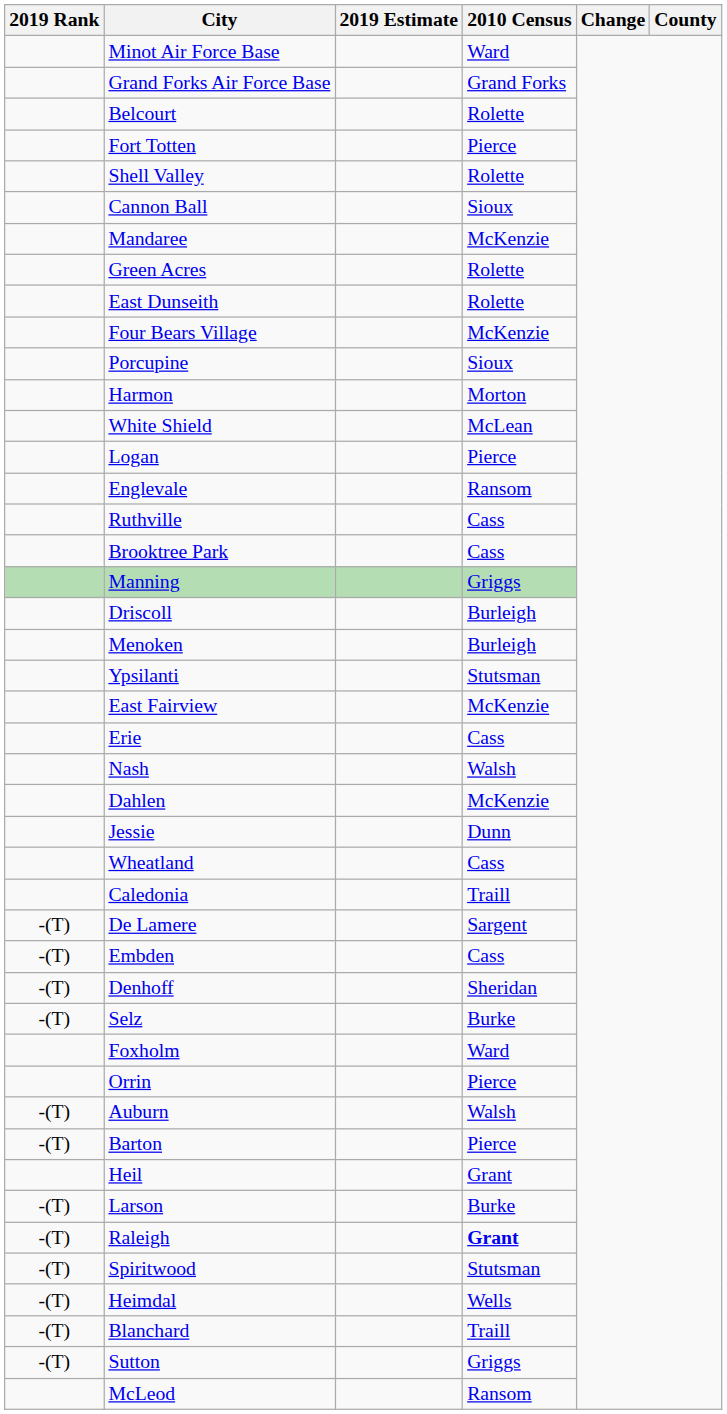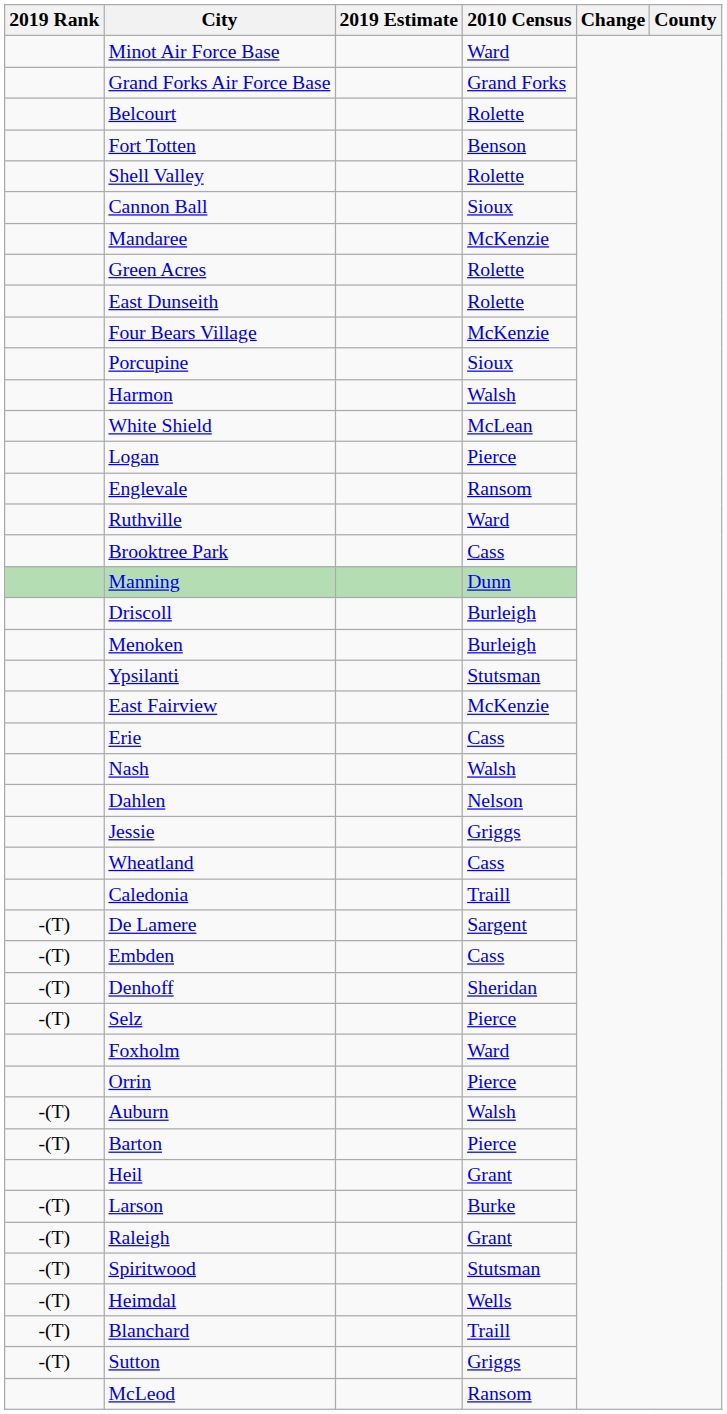(492, 144) Pierce -> (497, 144) Benson
(497, 394) Morton -> (491, 394) Walsh
(486, 519) Cass -> (488, 519) Ward
(494, 581) Griggs -> (489, 581) Dunn
(508, 800) McKenzie -> (495, 800) Nelson
(489, 831) Dunn -> (494, 831) Griggs
(491, 1018) Burke -> (492, 1018) Pierce
(493, 1237) bold -> (490, 1237) normal
